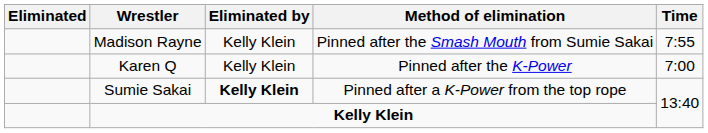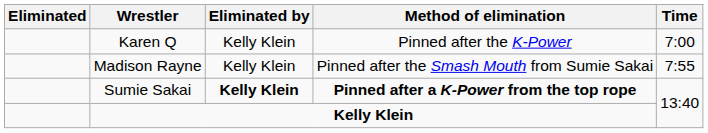rows swapped: (148, 66) <-> (148, 41)
(485, 90) normal -> (485, 90) bold
